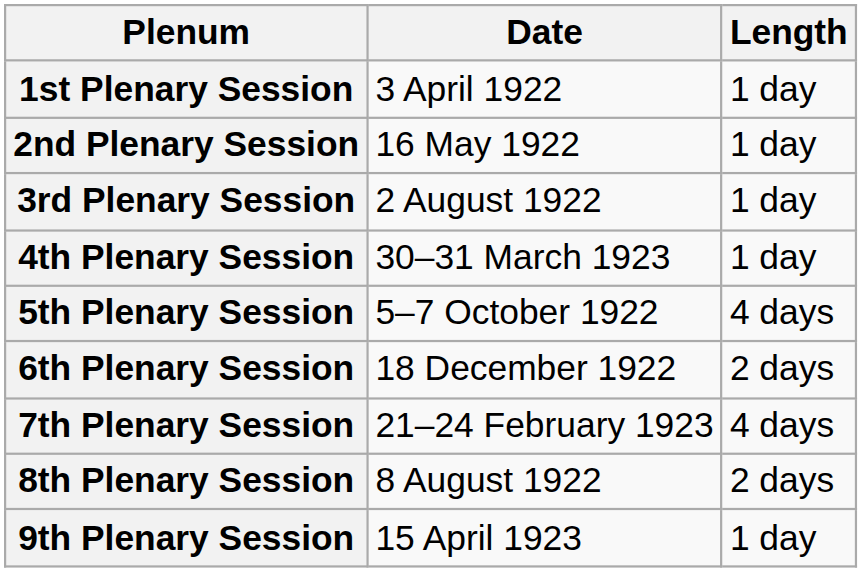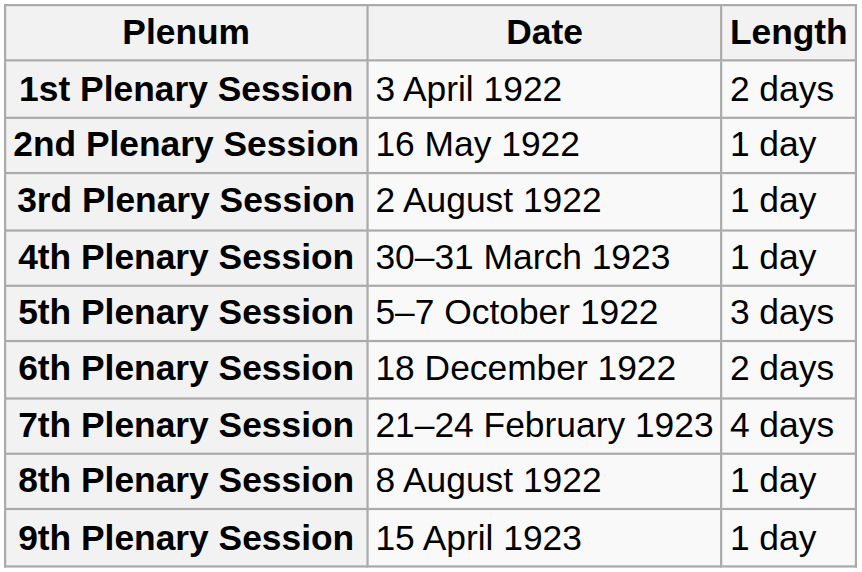(773, 88) 1 day -> (782, 88) 2 days
(782, 312) 4 days -> (782, 312) 3 days
(782, 481) 2 days -> (773, 481) 1 day
